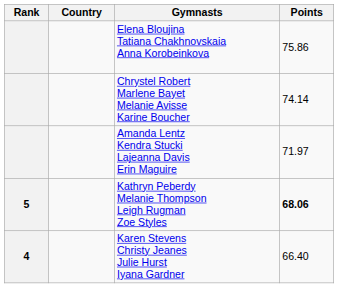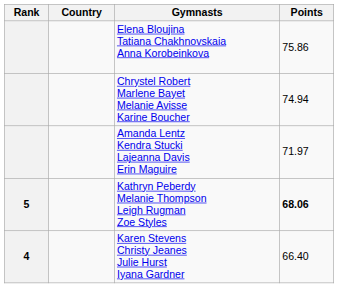(295, 99) 74.14 -> (295, 99) 74.94
